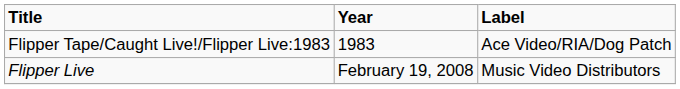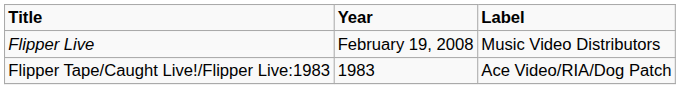rows swapped: (169, 44) <-> (51, 70)
